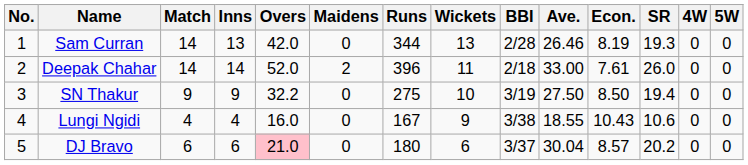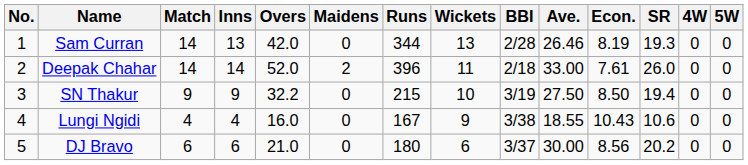(407, 95) 275 -> (407, 95) 215
(283, 146) pink background -> (283, 146) no background
(563, 146) 30.04 -> (563, 146) 30.00
(614, 146) 8.57 -> (614, 146) 8.56
